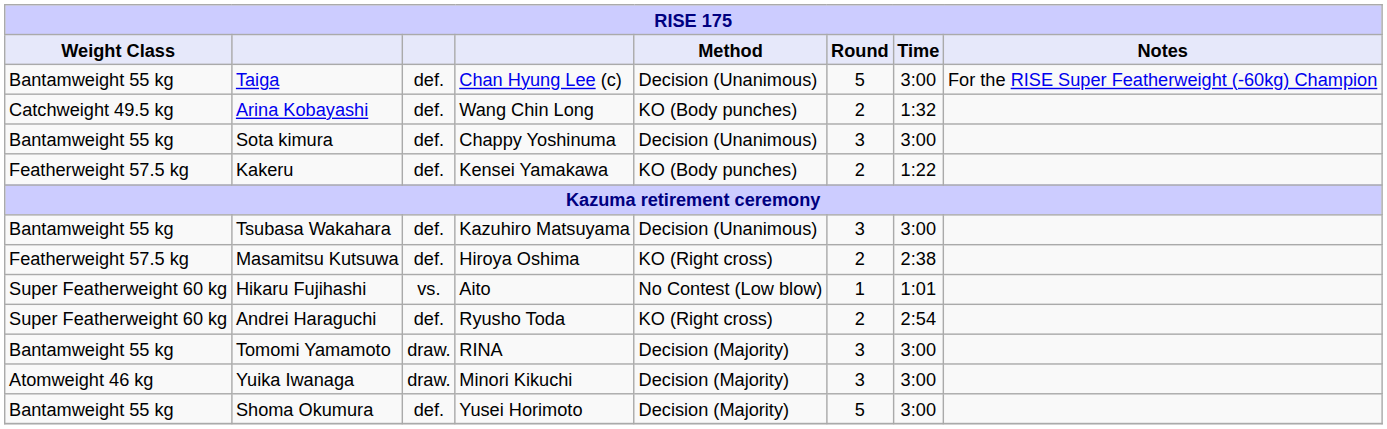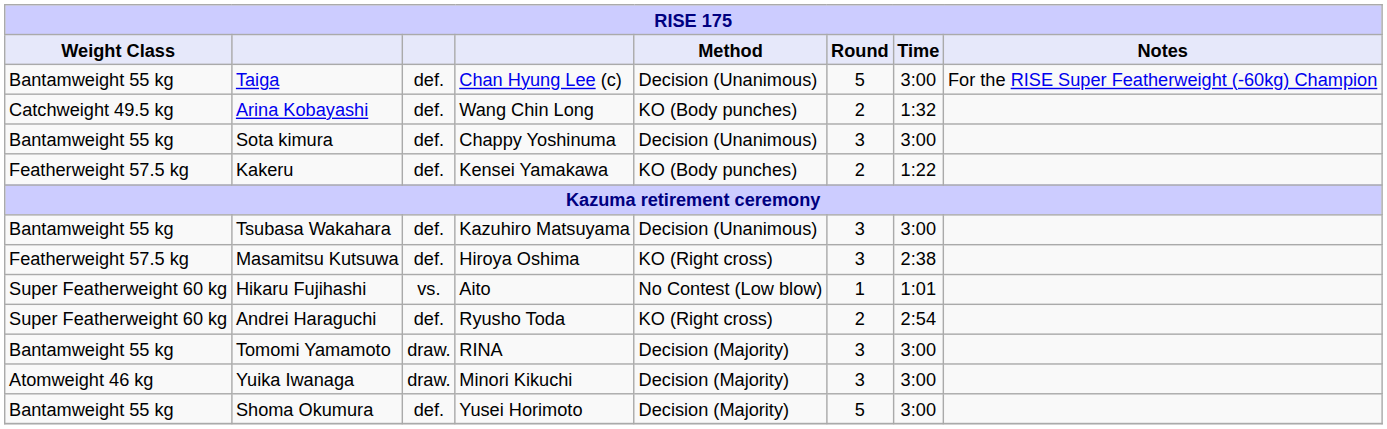(860, 259) 2 -> (860, 259) 3
